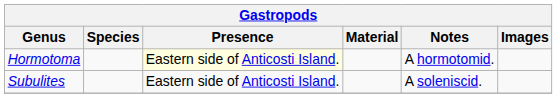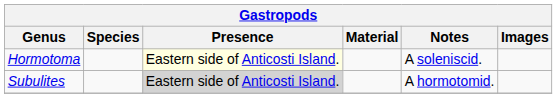(450, 59) A hormotomid. -> (443, 59) A soleniscid.
(243, 81) no background -> (243, 81) lightgrey background
(443, 81) A soleniscid. -> (450, 81) A hormotomid.
